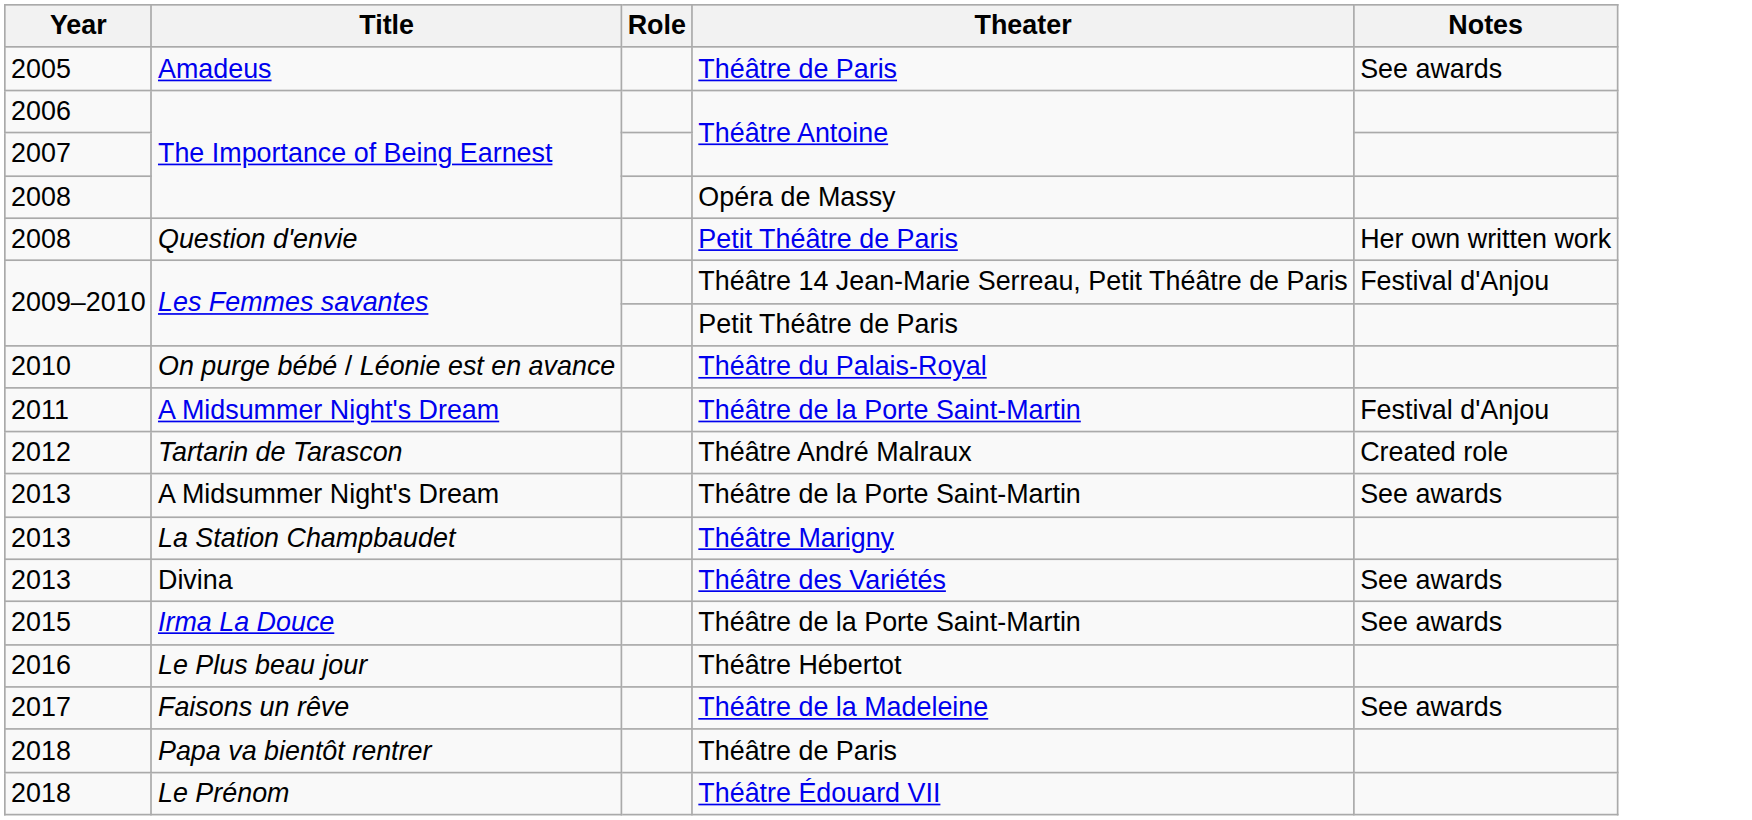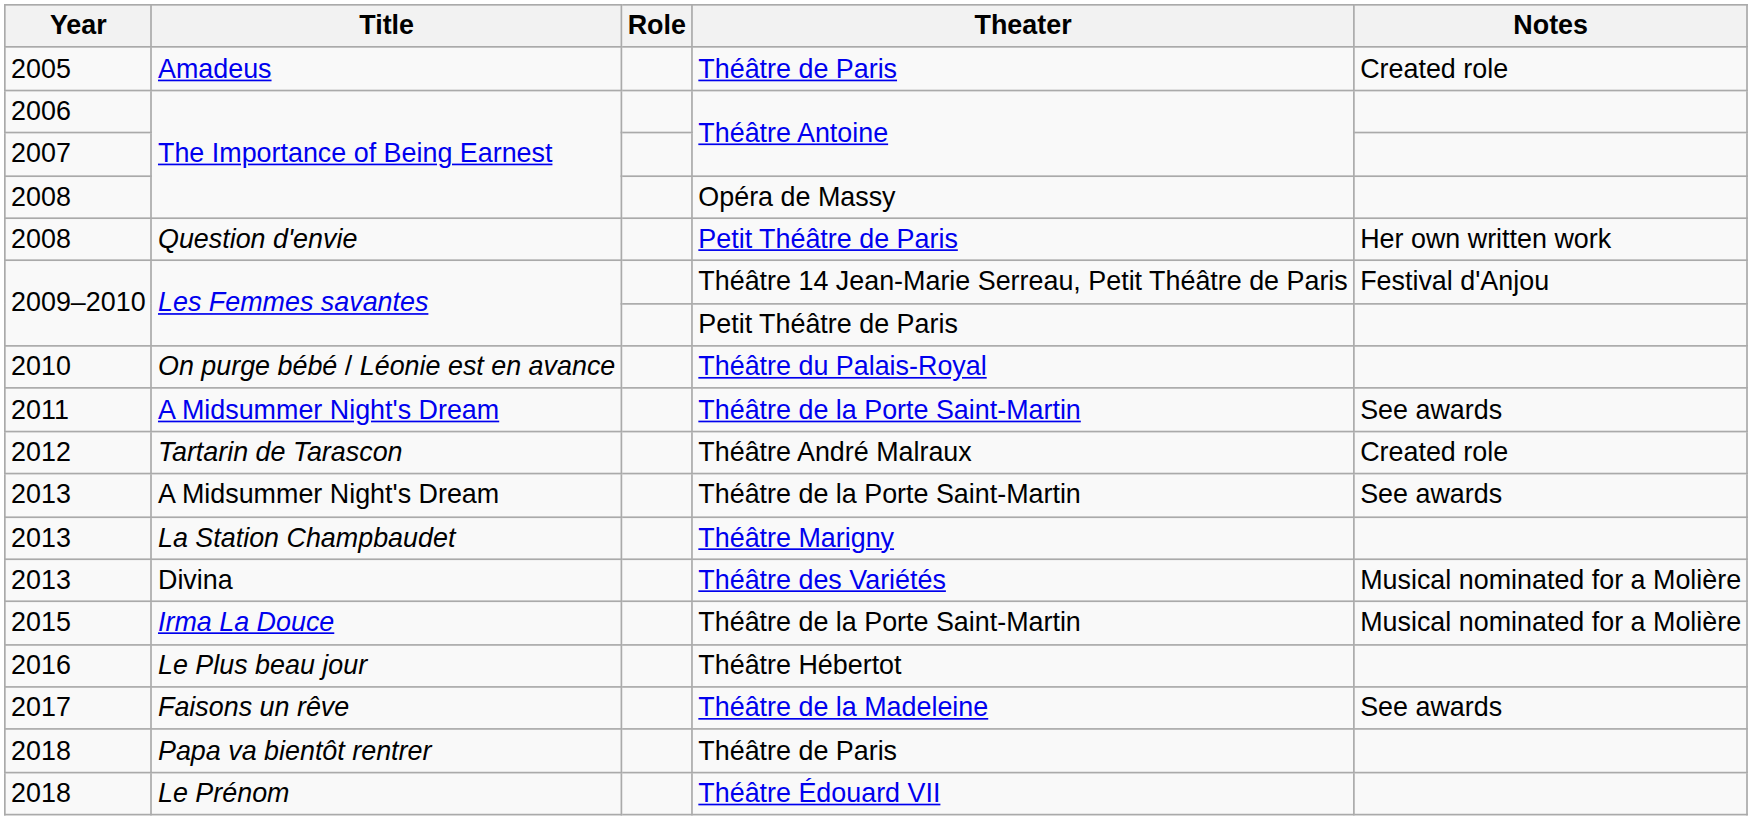(1431, 68) See awards -> (1434, 68) Created role
(1455, 409) Festival d'Anjou -> (1431, 409) See awards
(1431, 580) See awards -> (1551, 580) Musical nominated for a Molière
(1431, 622) See awards -> (1551, 622) Musical nominated for a Molière
